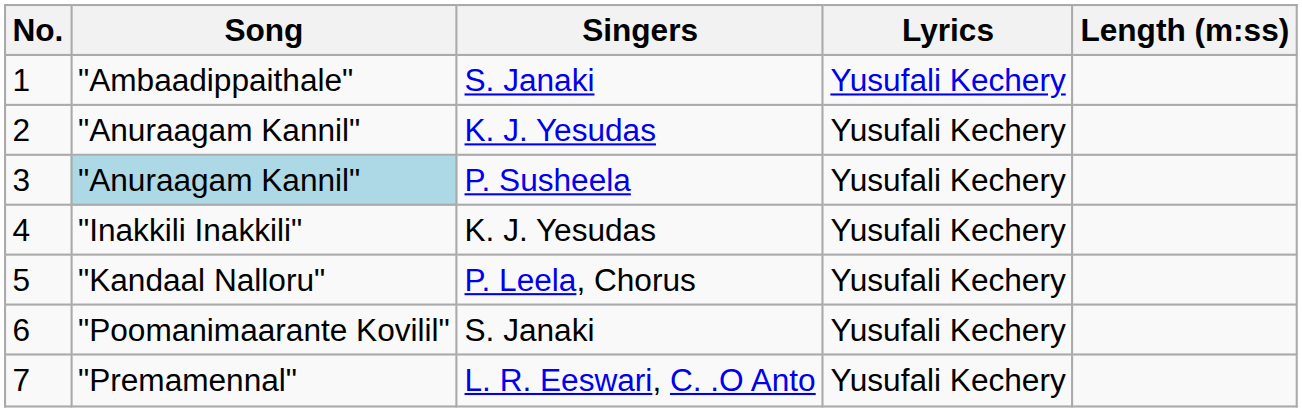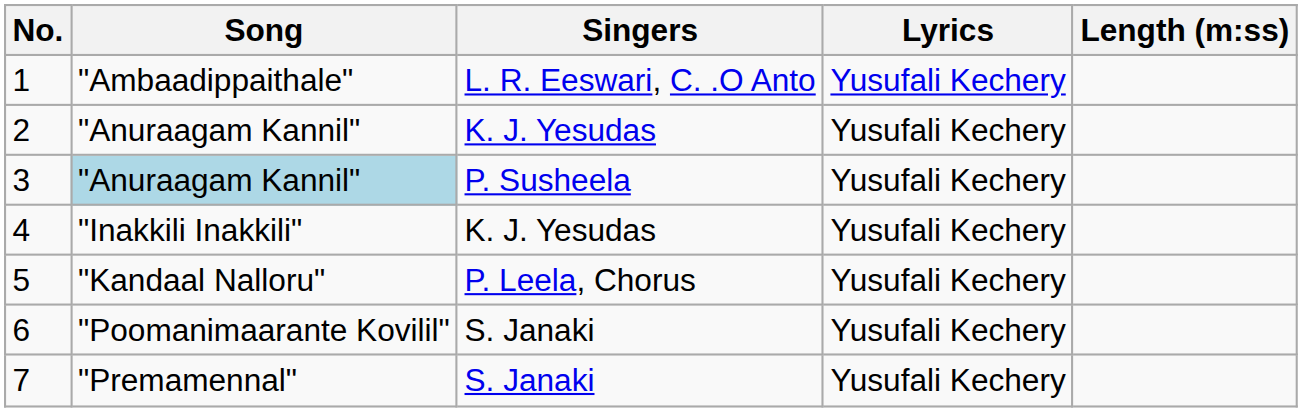(530, 80) S. Janaki -> (640, 80) L. R. Eeswari, C. .O Anto
(640, 381) L. R. Eeswari, C. .O Anto -> (530, 381) S. Janaki
